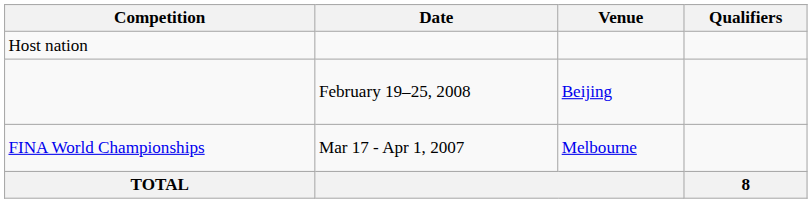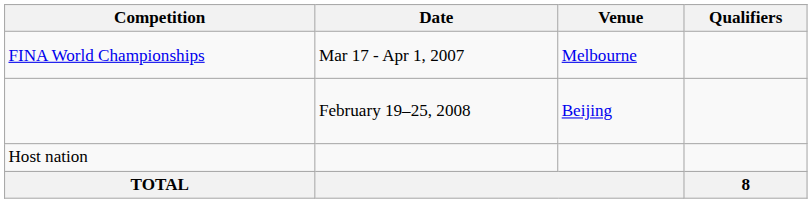rows swapped: (107, 147) <-> (48, 45)
